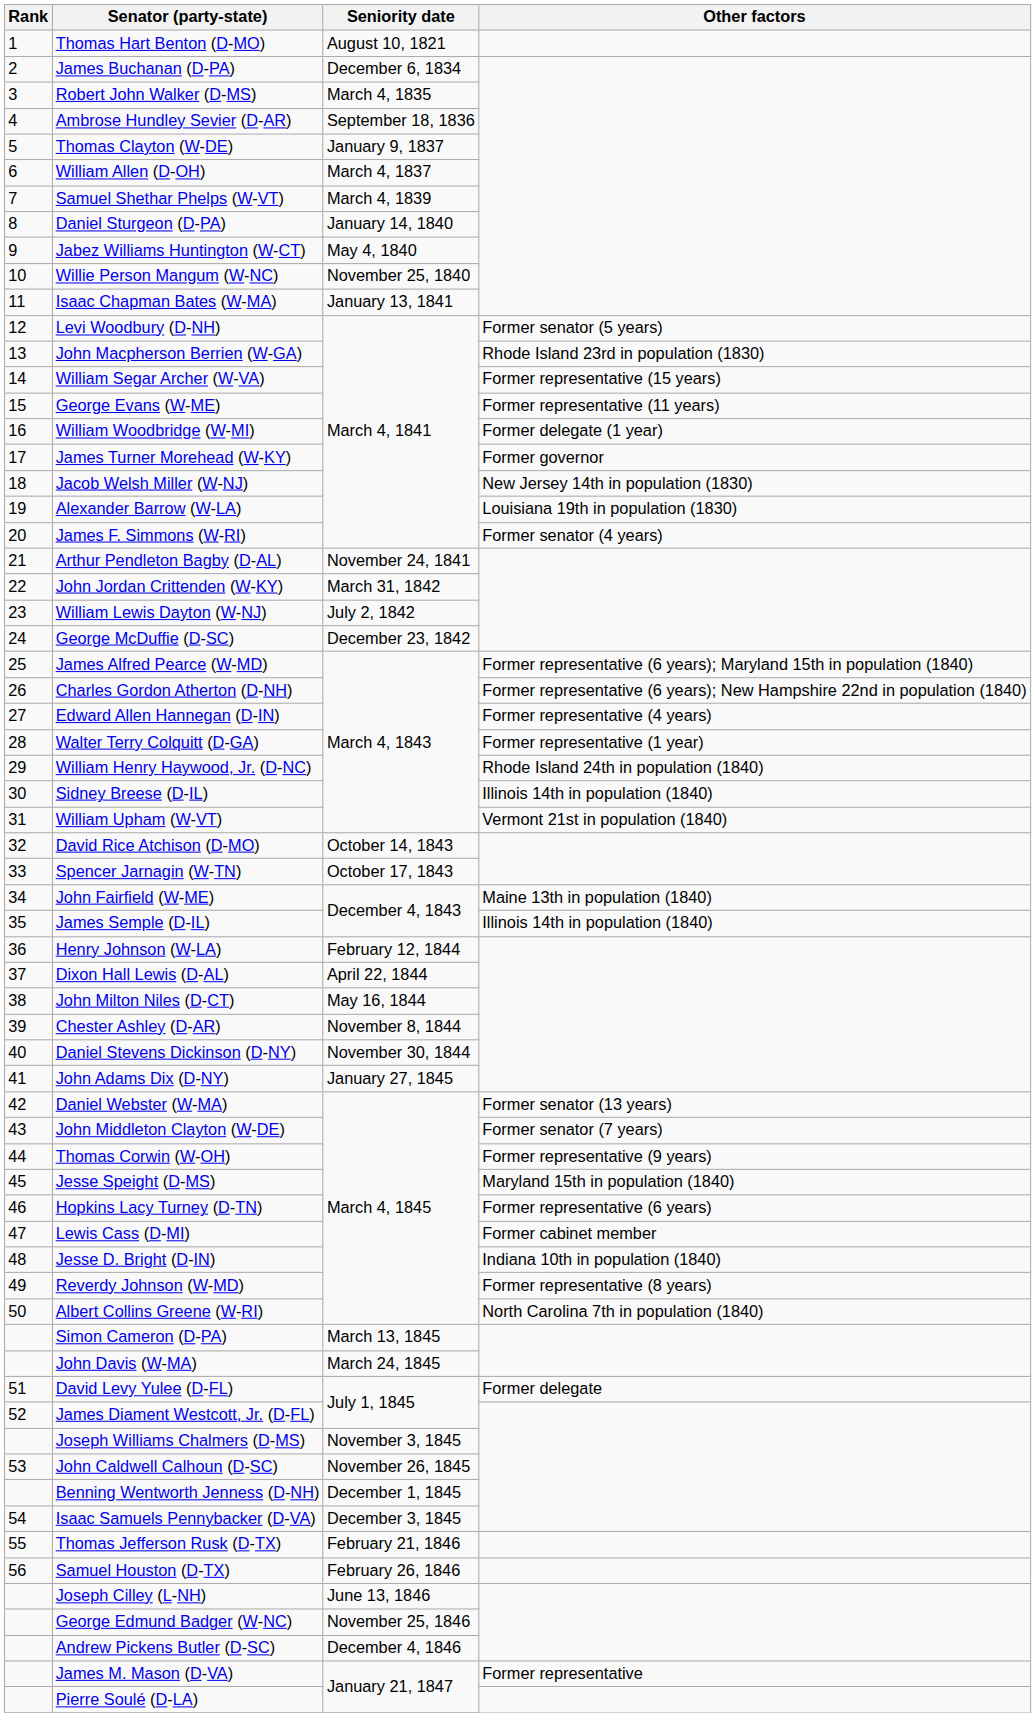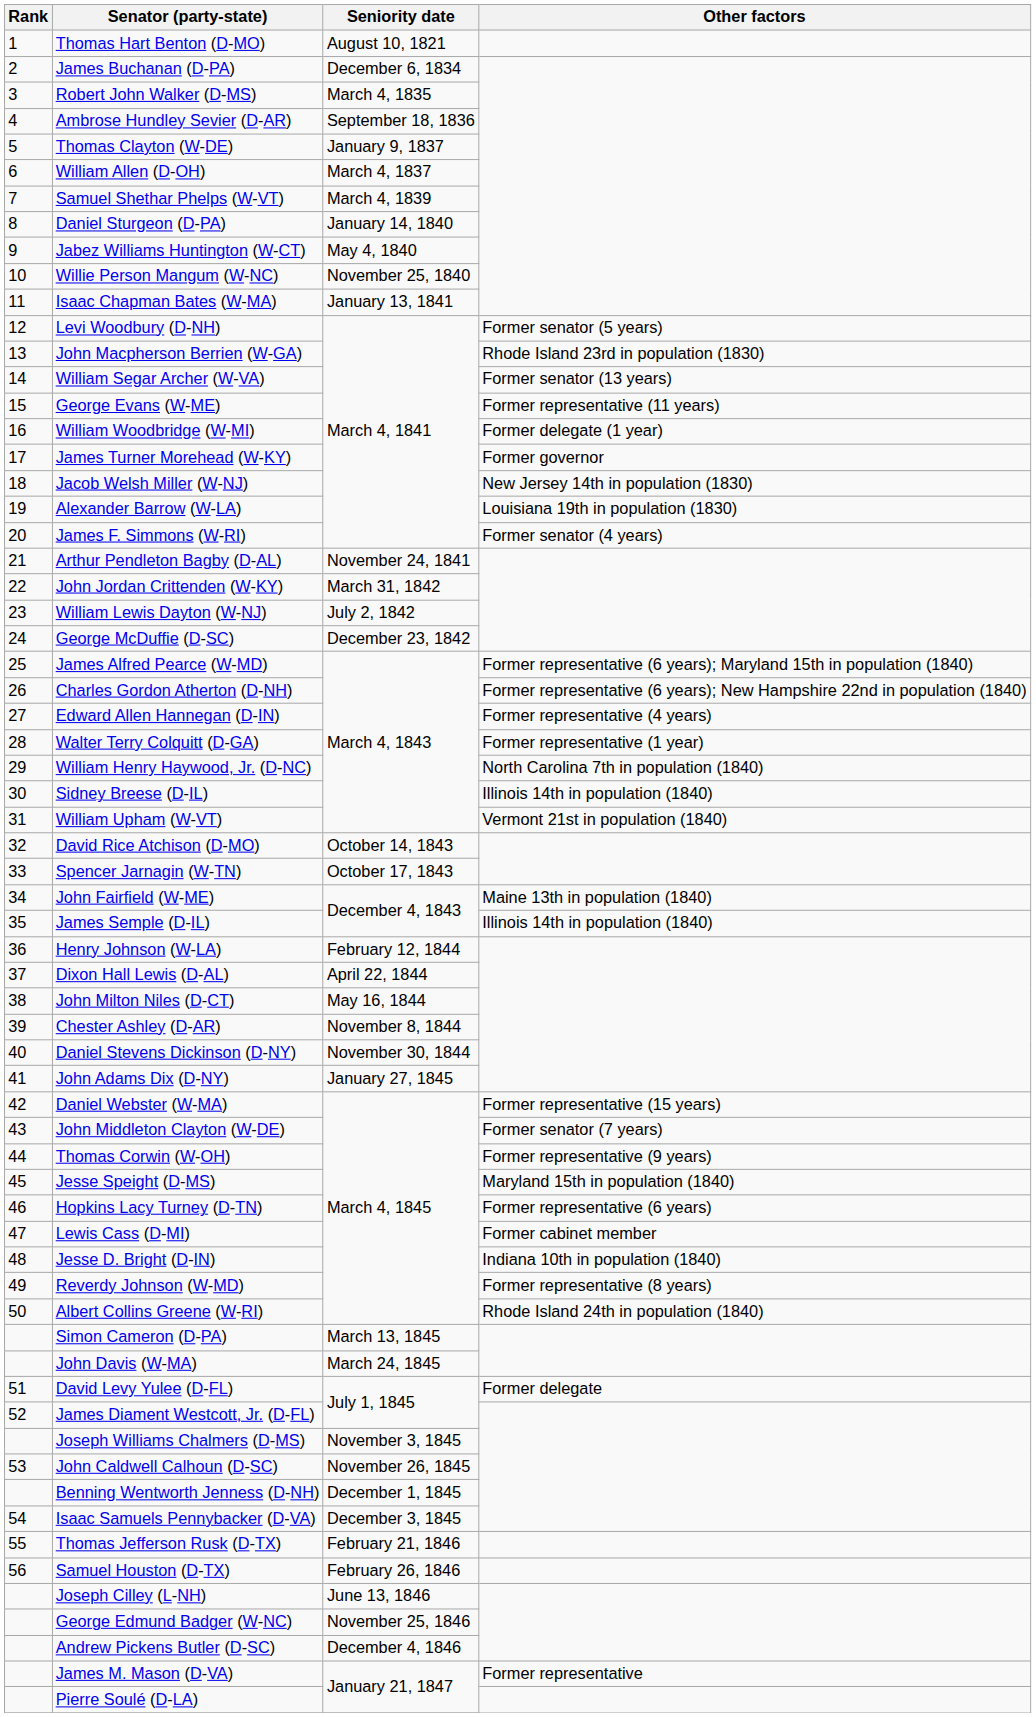(602, 379) Former representative (15 years) -> (577, 379) Former senator (13 years)
(623, 768) Rhode Island 24th in population (1840) -> (623, 768) North Carolina 7th in population (1840)
(577, 1104) Former senator (13 years) -> (602, 1104) Former representative (15 years)
(623, 1311) North Carolina 7th in population (1840) -> (623, 1311) Rhode Island 24th in population (1840)
